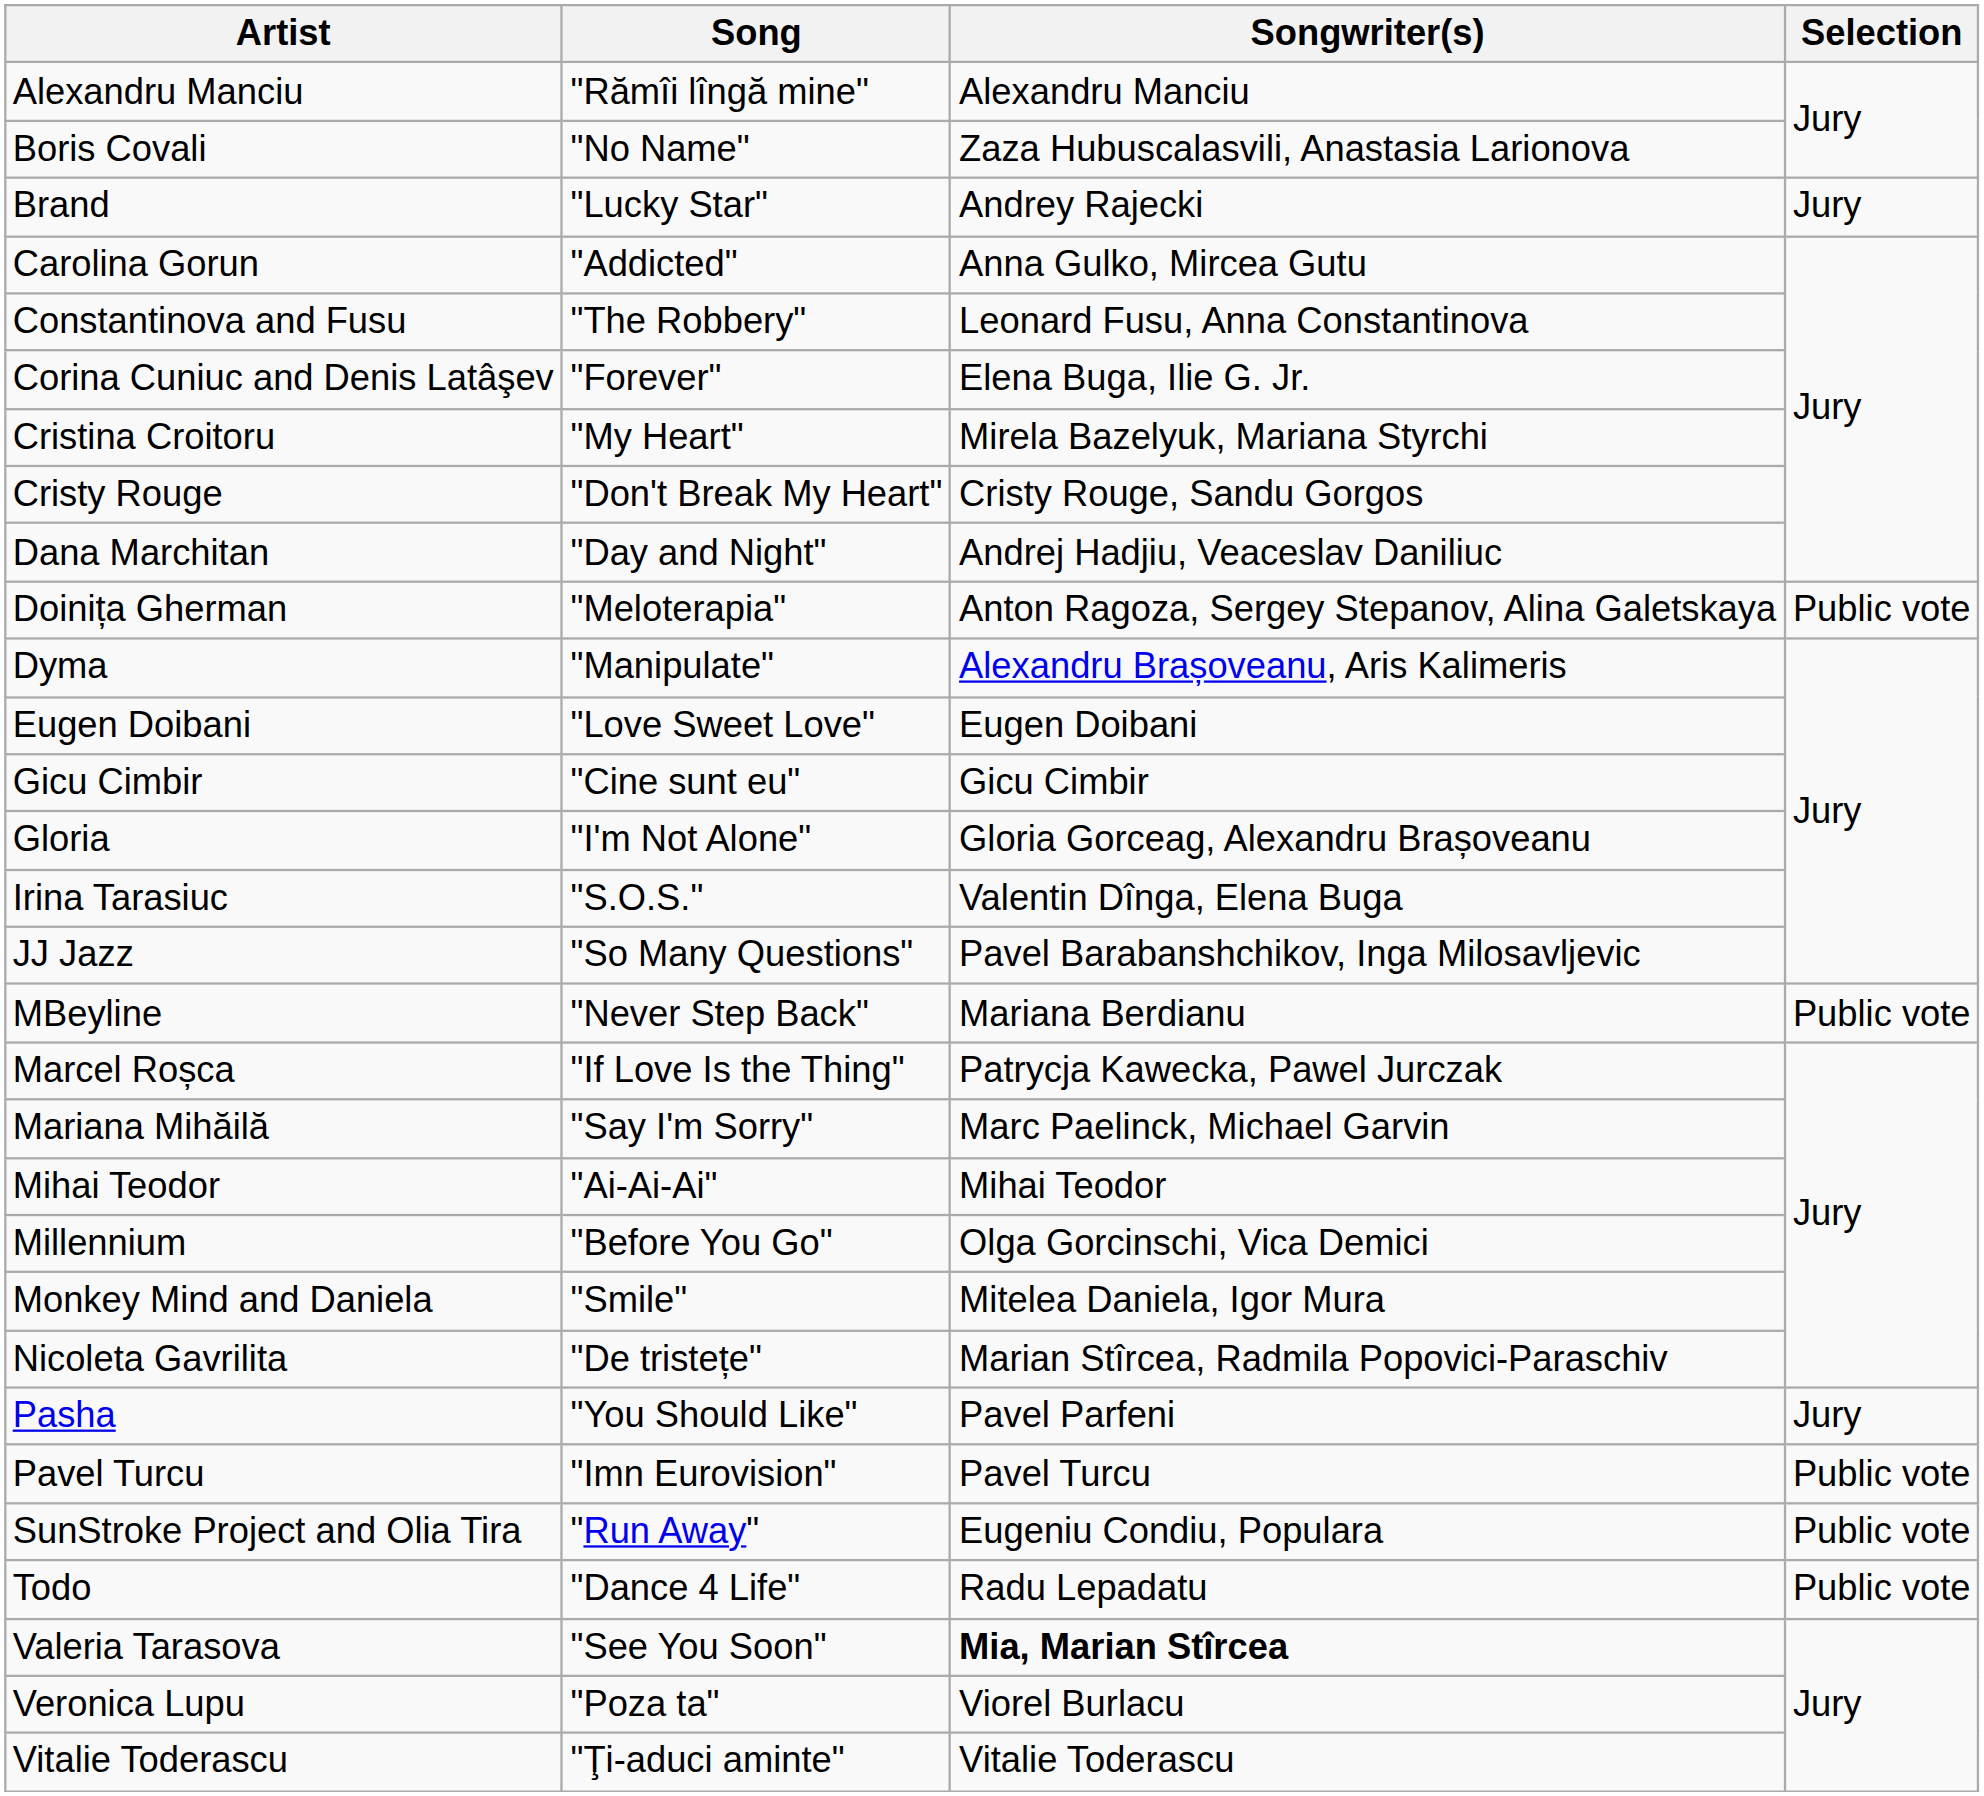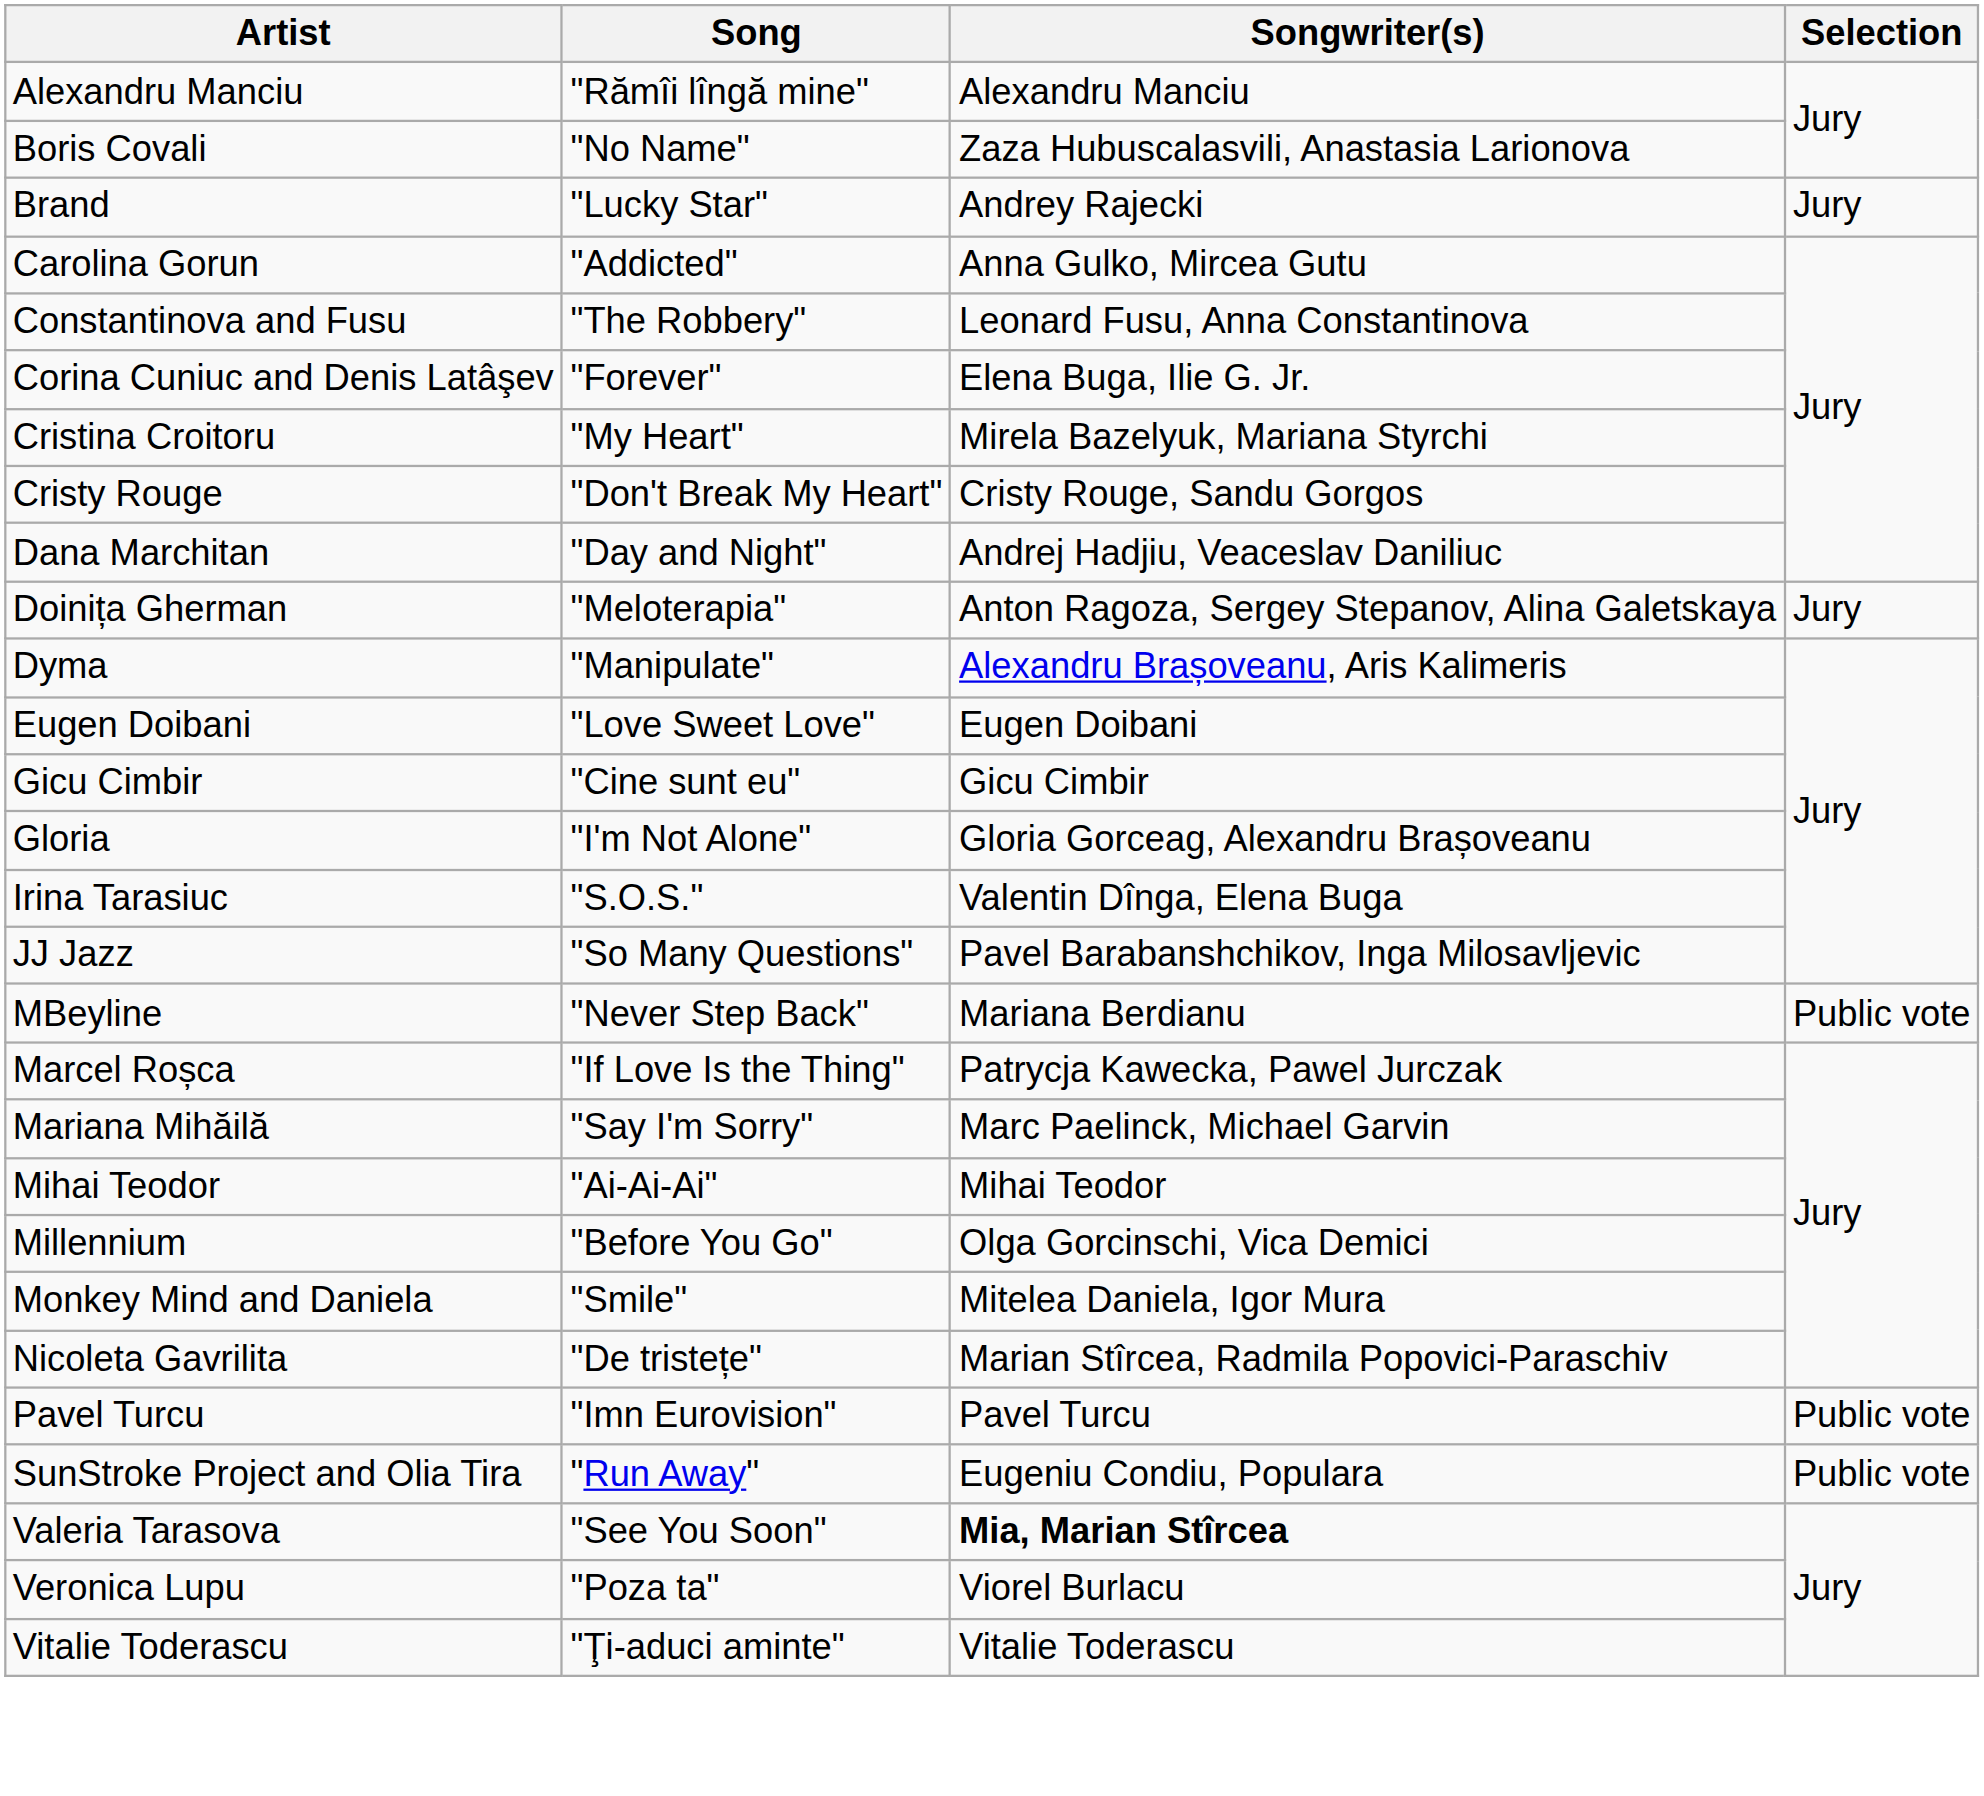(1882, 609) Public vote -> (1827, 609) Jury
- row: (64, 1415)
- row: (52, 1588)
